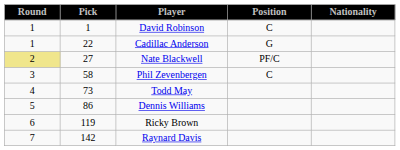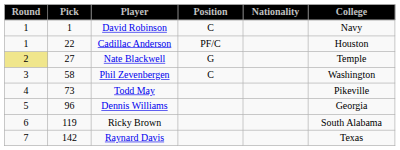+ column: (352, 12)
(269, 43) G -> (210, 43) PF/C
(269, 59) PF/C -> (210, 59) G
(88, 106) 86 -> (69, 106) 96
